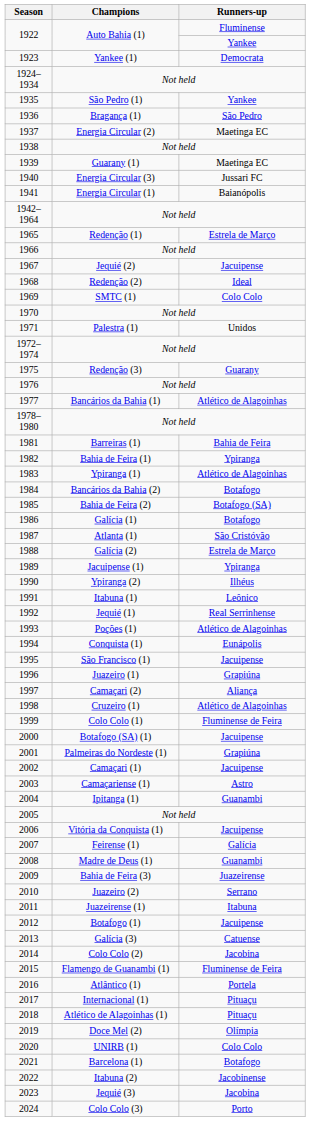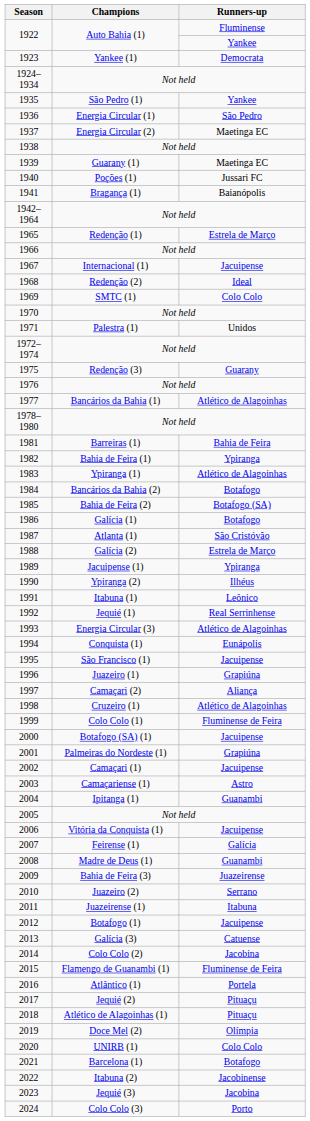(116, 116) Bragança (1) -> (116, 116) Energia Circular (1)
(116, 178) Energia Circular (3) -> (116, 178) Poções (1)
(116, 193) Energia Circular (1) -> (116, 193) Bragança (1)
(116, 266) Jequié (2) -> (116, 266) Internacional (1)
(116, 628) Poções (1) -> (116, 628) Energia Circular (3)
(116, 1000) Internacional (1) -> (116, 1000) Jequié (2)
